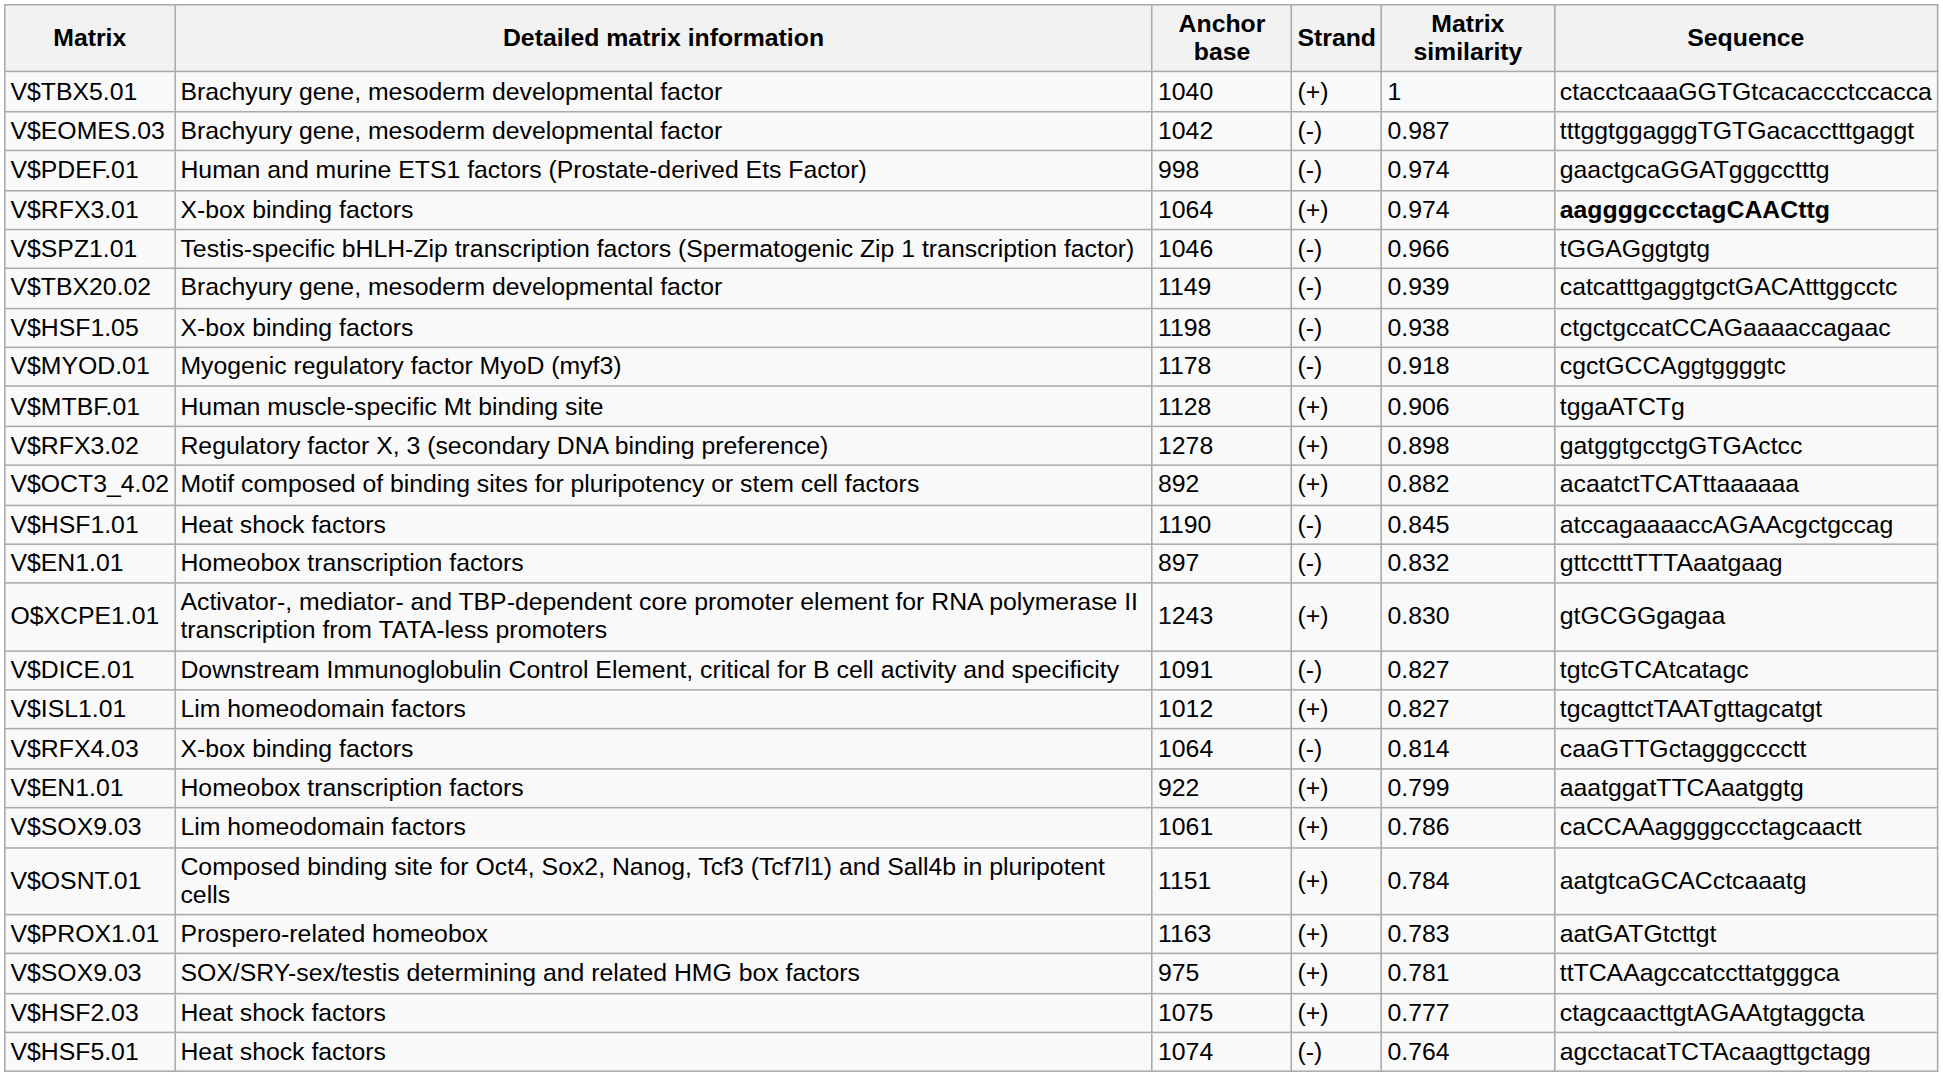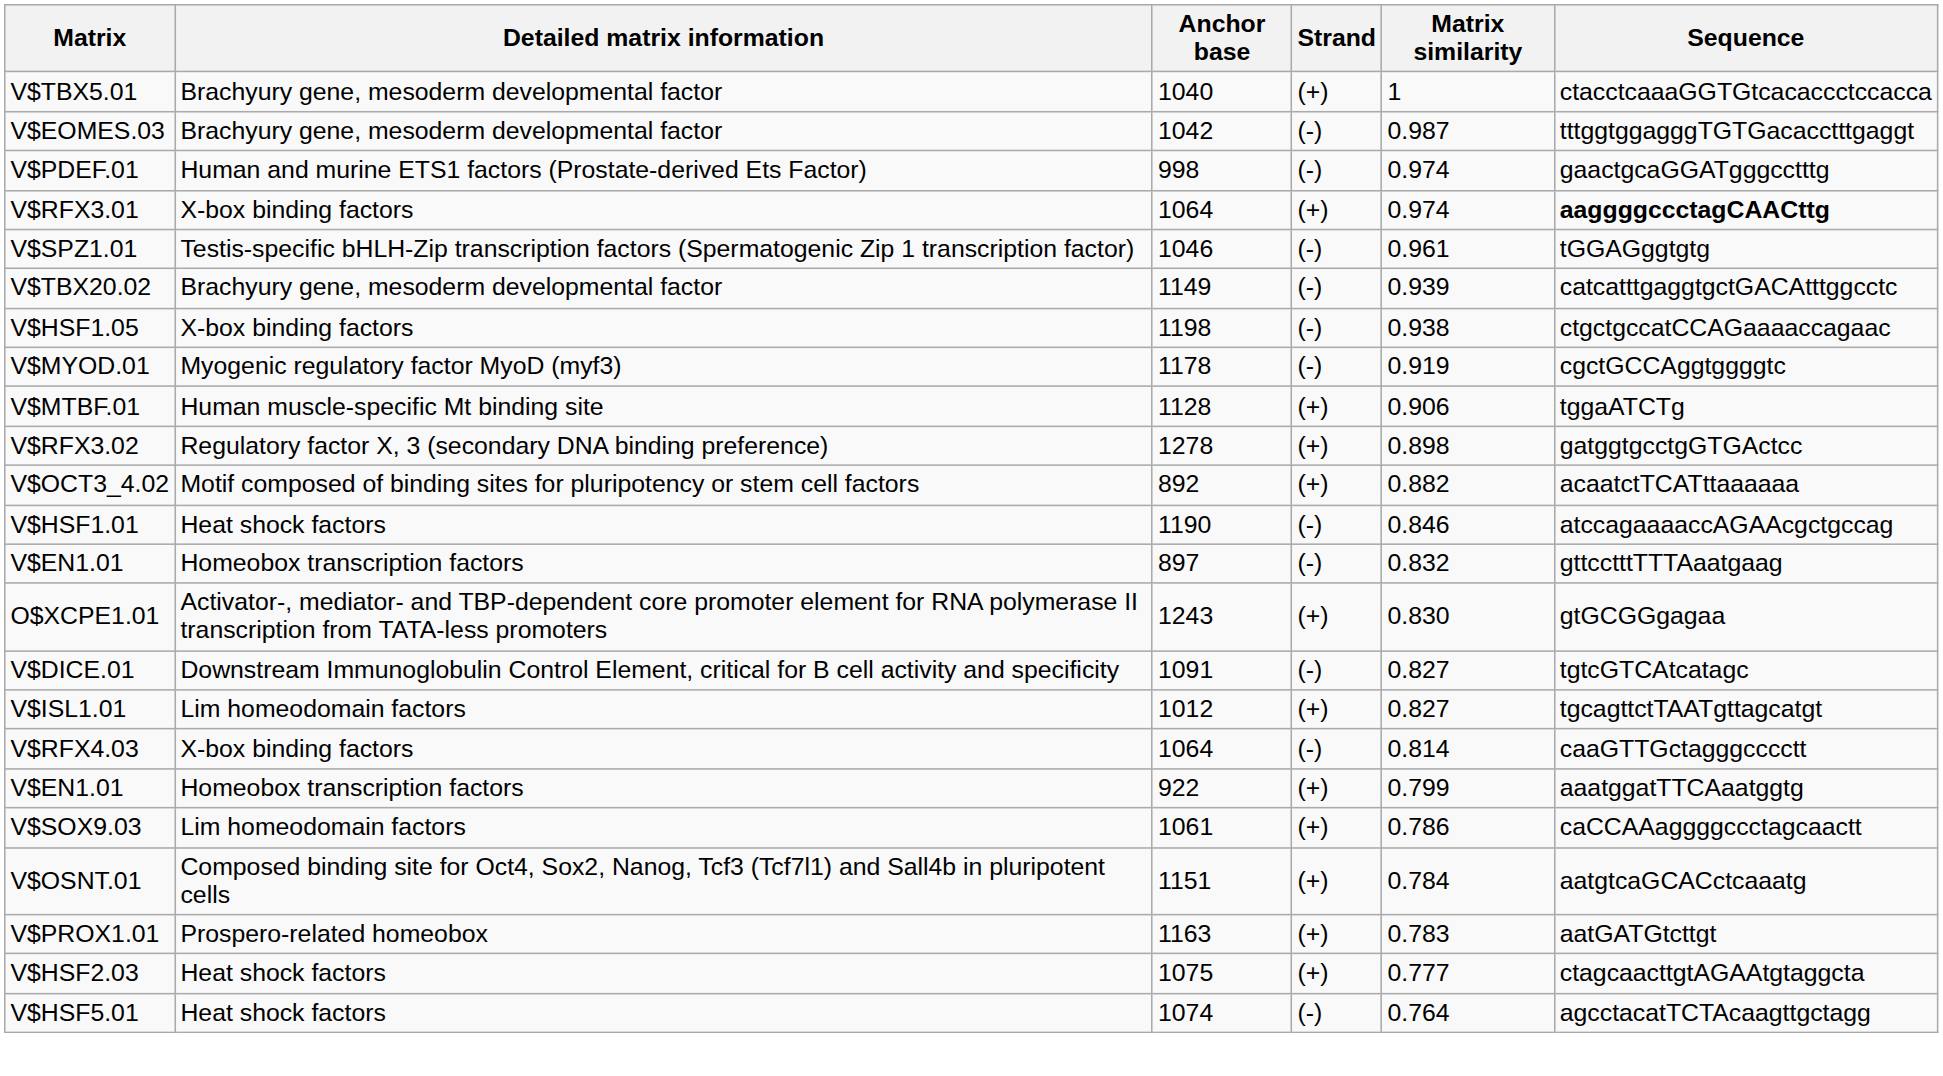(1418, 248) 0.966 -> (1418, 248) 0.961
(1418, 366) 0.918 -> (1418, 366) 0.919
(1418, 524) 0.845 -> (1418, 524) 0.846
- row: (76, 973)
